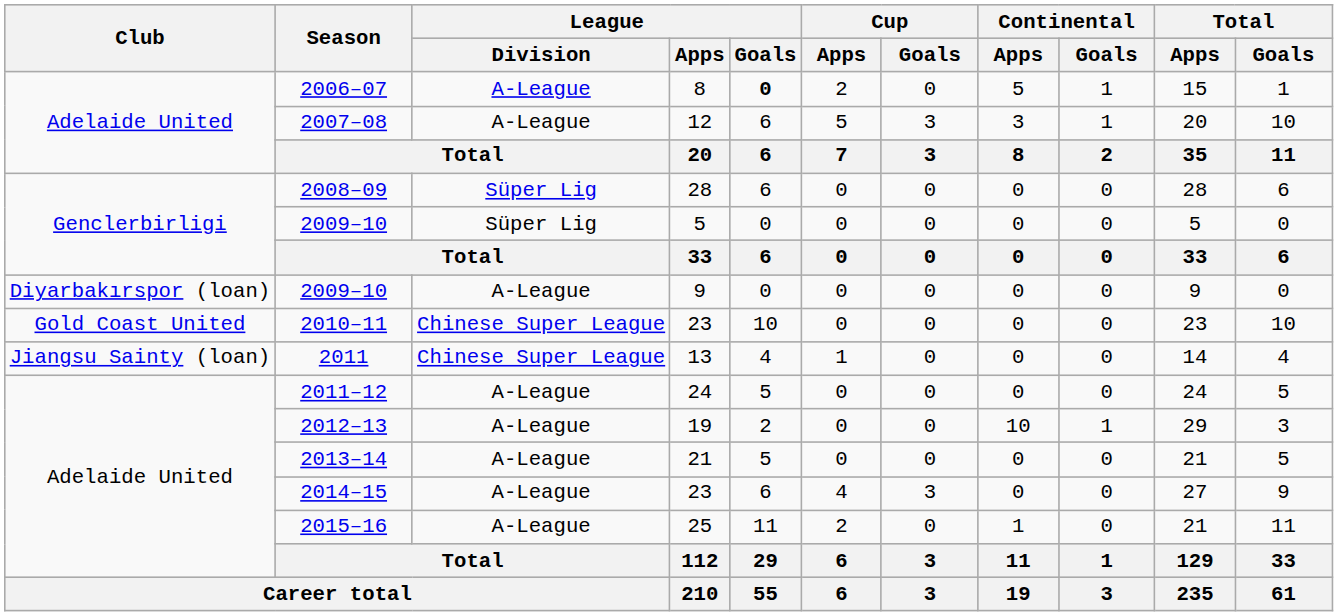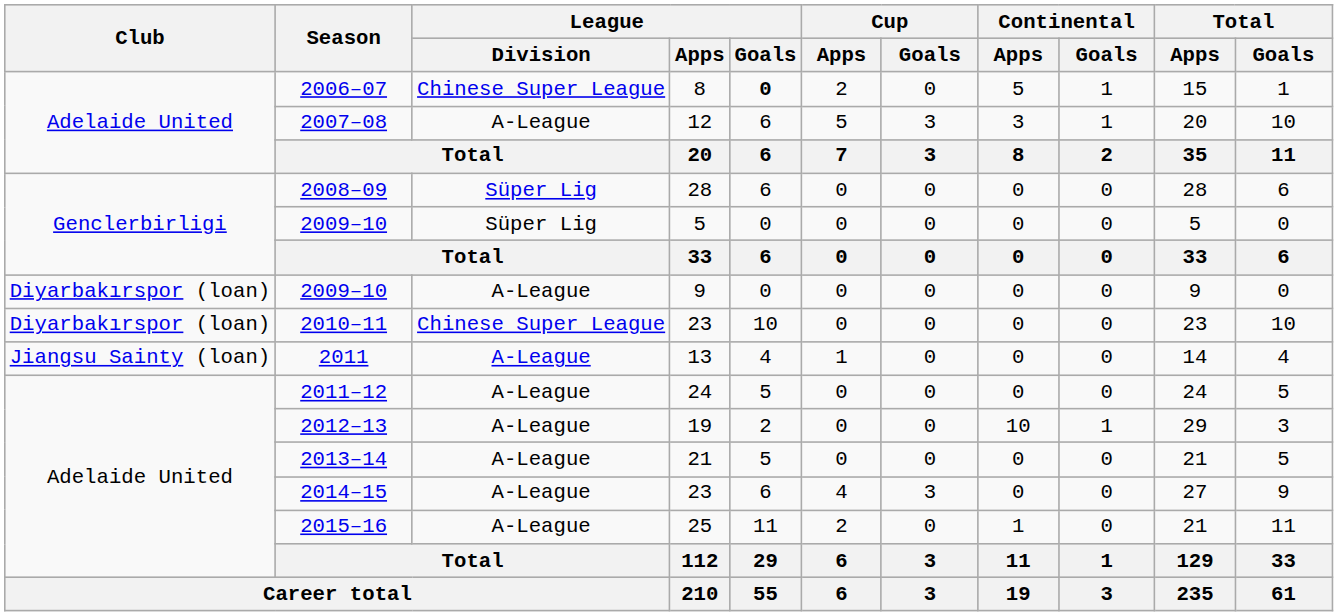(541, 89) A-League -> (541, 89) Chinese Super League
(140, 325) Gold Coast United -> (140, 325) Diyarbakırspor (loan)
(541, 359) Chinese Super League -> (541, 359) A-League
